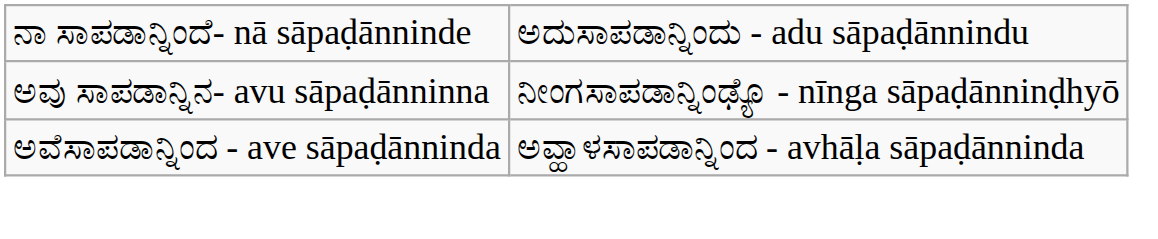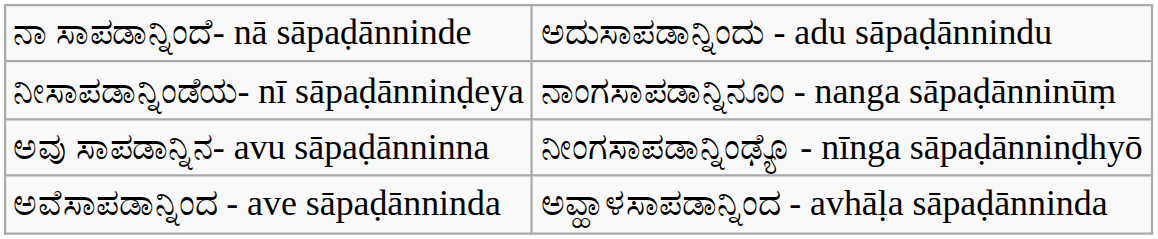+ row: (269, 89)
